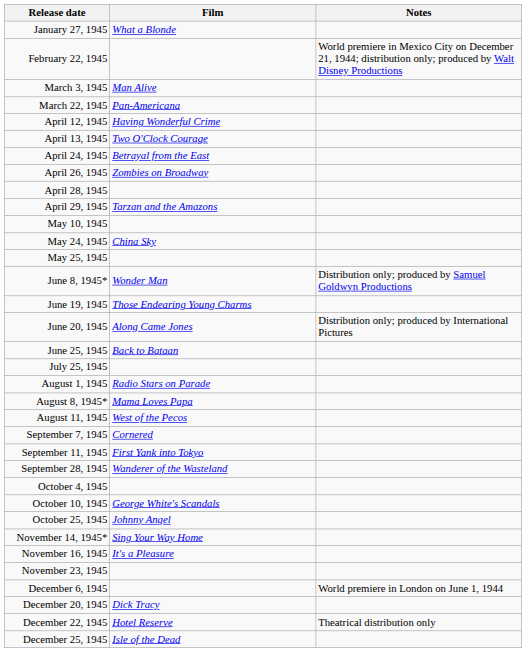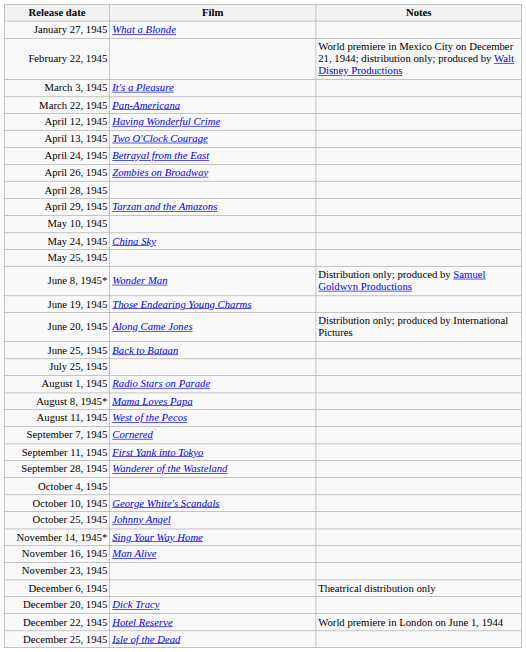(134, 88) Man Alive -> (143, 88) It's a Pleasure
(143, 554) It's a Pleasure -> (134, 554) Man Alive
(411, 588) World premiere in London on June 1, 1944 -> (377, 588) Theatrical distribution only
(377, 622) Theatrical distribution only -> (411, 622) World premiere in London on June 1, 1944
